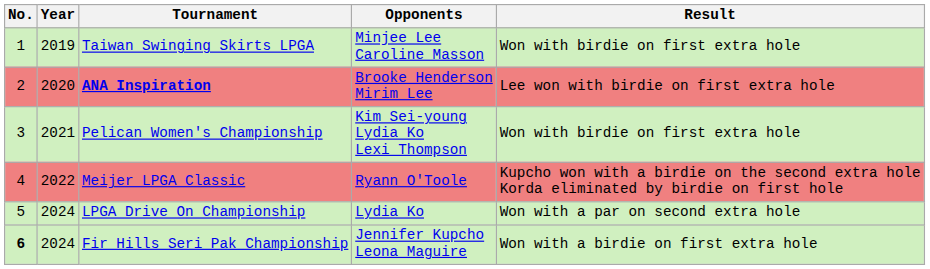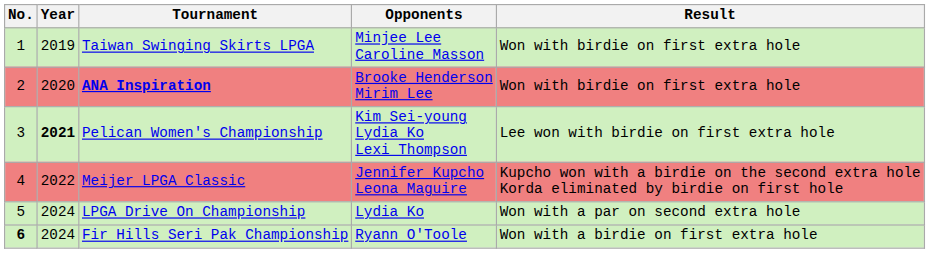(667, 87) Lee won with birdie on first extra hole -> (650, 87) Won with birdie on first extra hole
(58, 135) normal -> (58, 135) bold
(650, 135) Won with birdie on first extra hole -> (667, 135) Lee won with birdie on first extra hole
(411, 182) Ryann O'Toole -> (420, 182) Jennifer Kupcho Leona Maguire
(420, 245) Jennifer Kupcho Leona Maguire -> (411, 236) Ryann O'Toole
